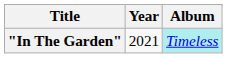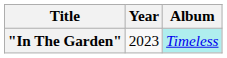(144, 40) 2021 -> (144, 40) 2023
